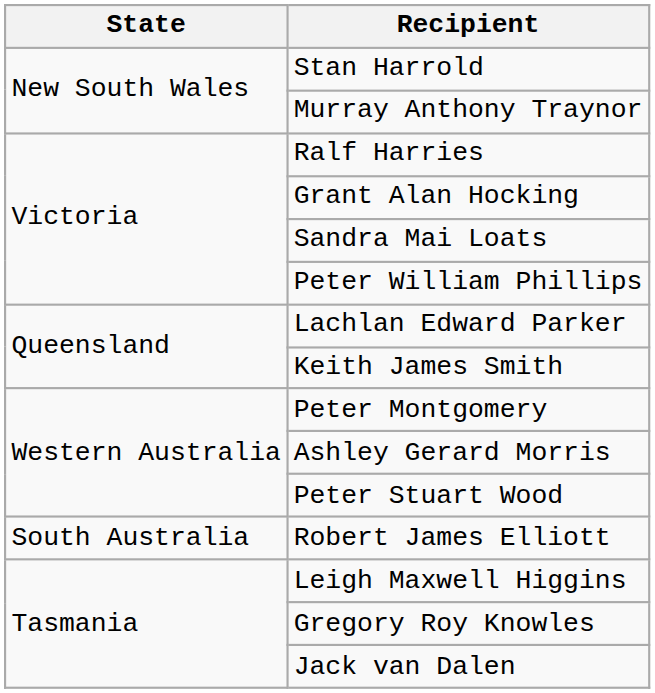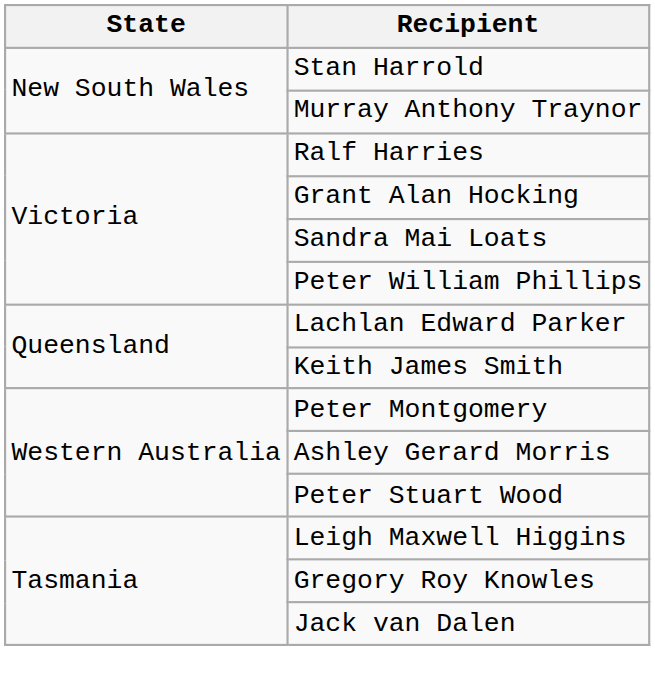- row: (452, 539)
